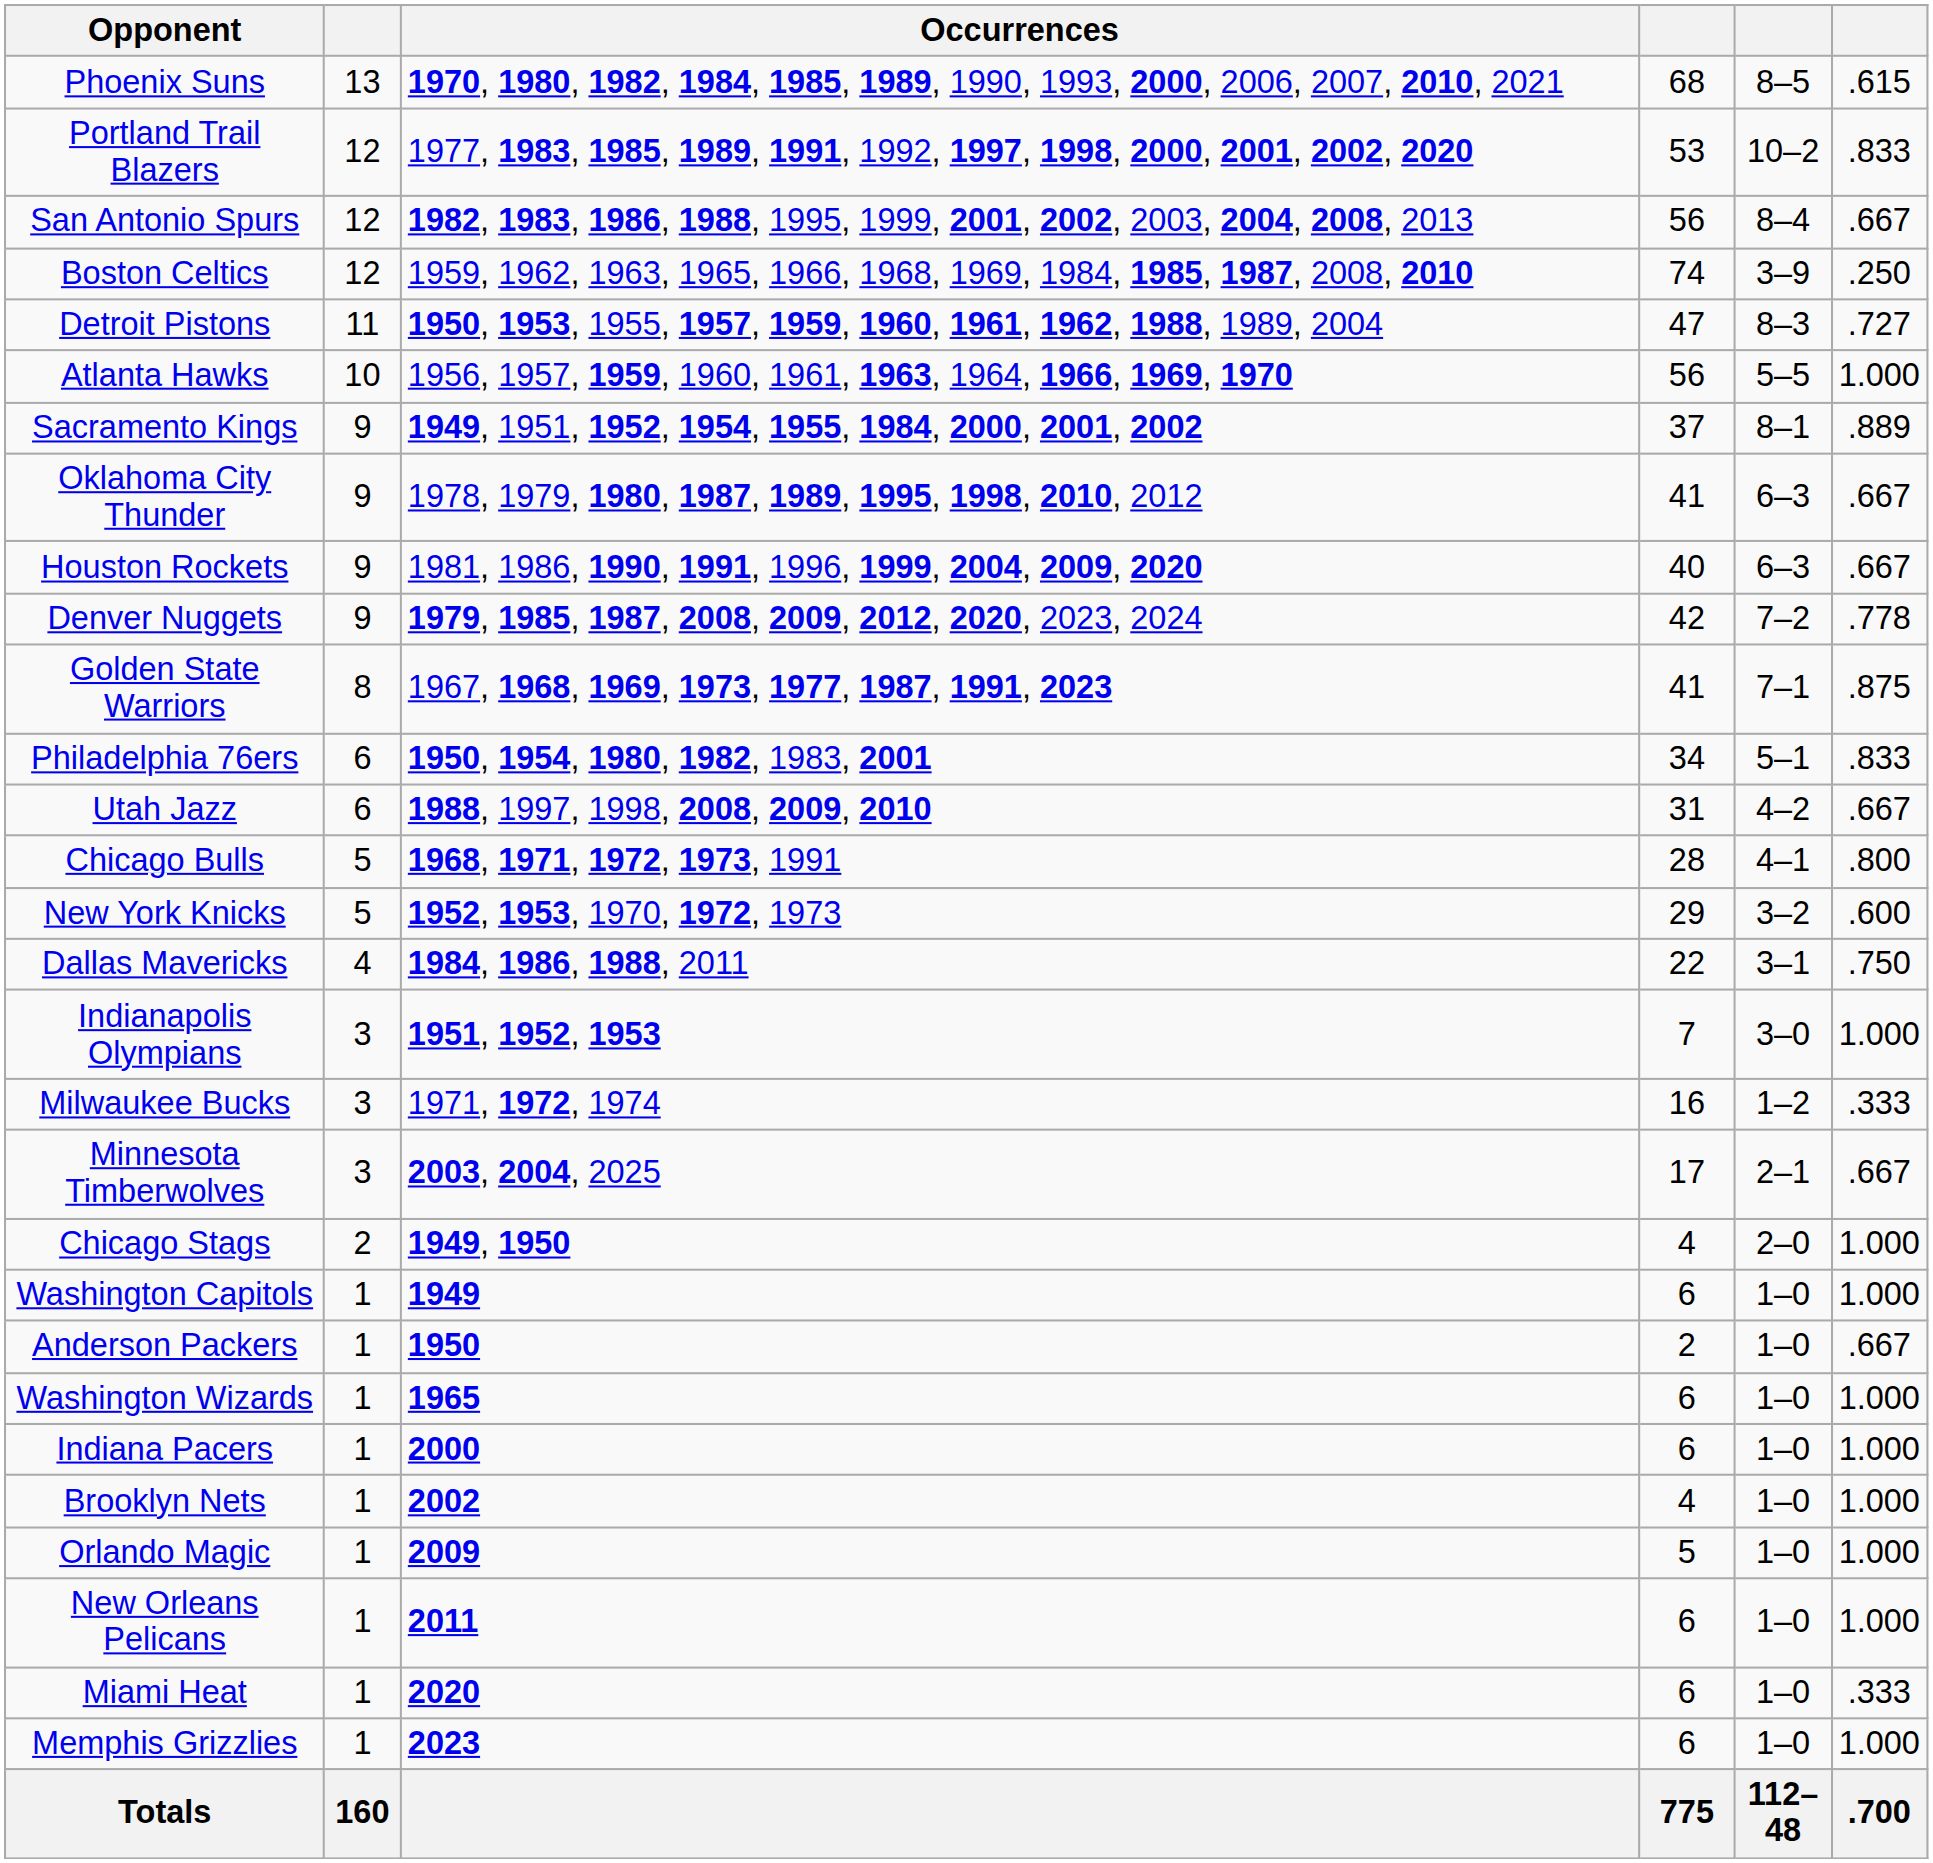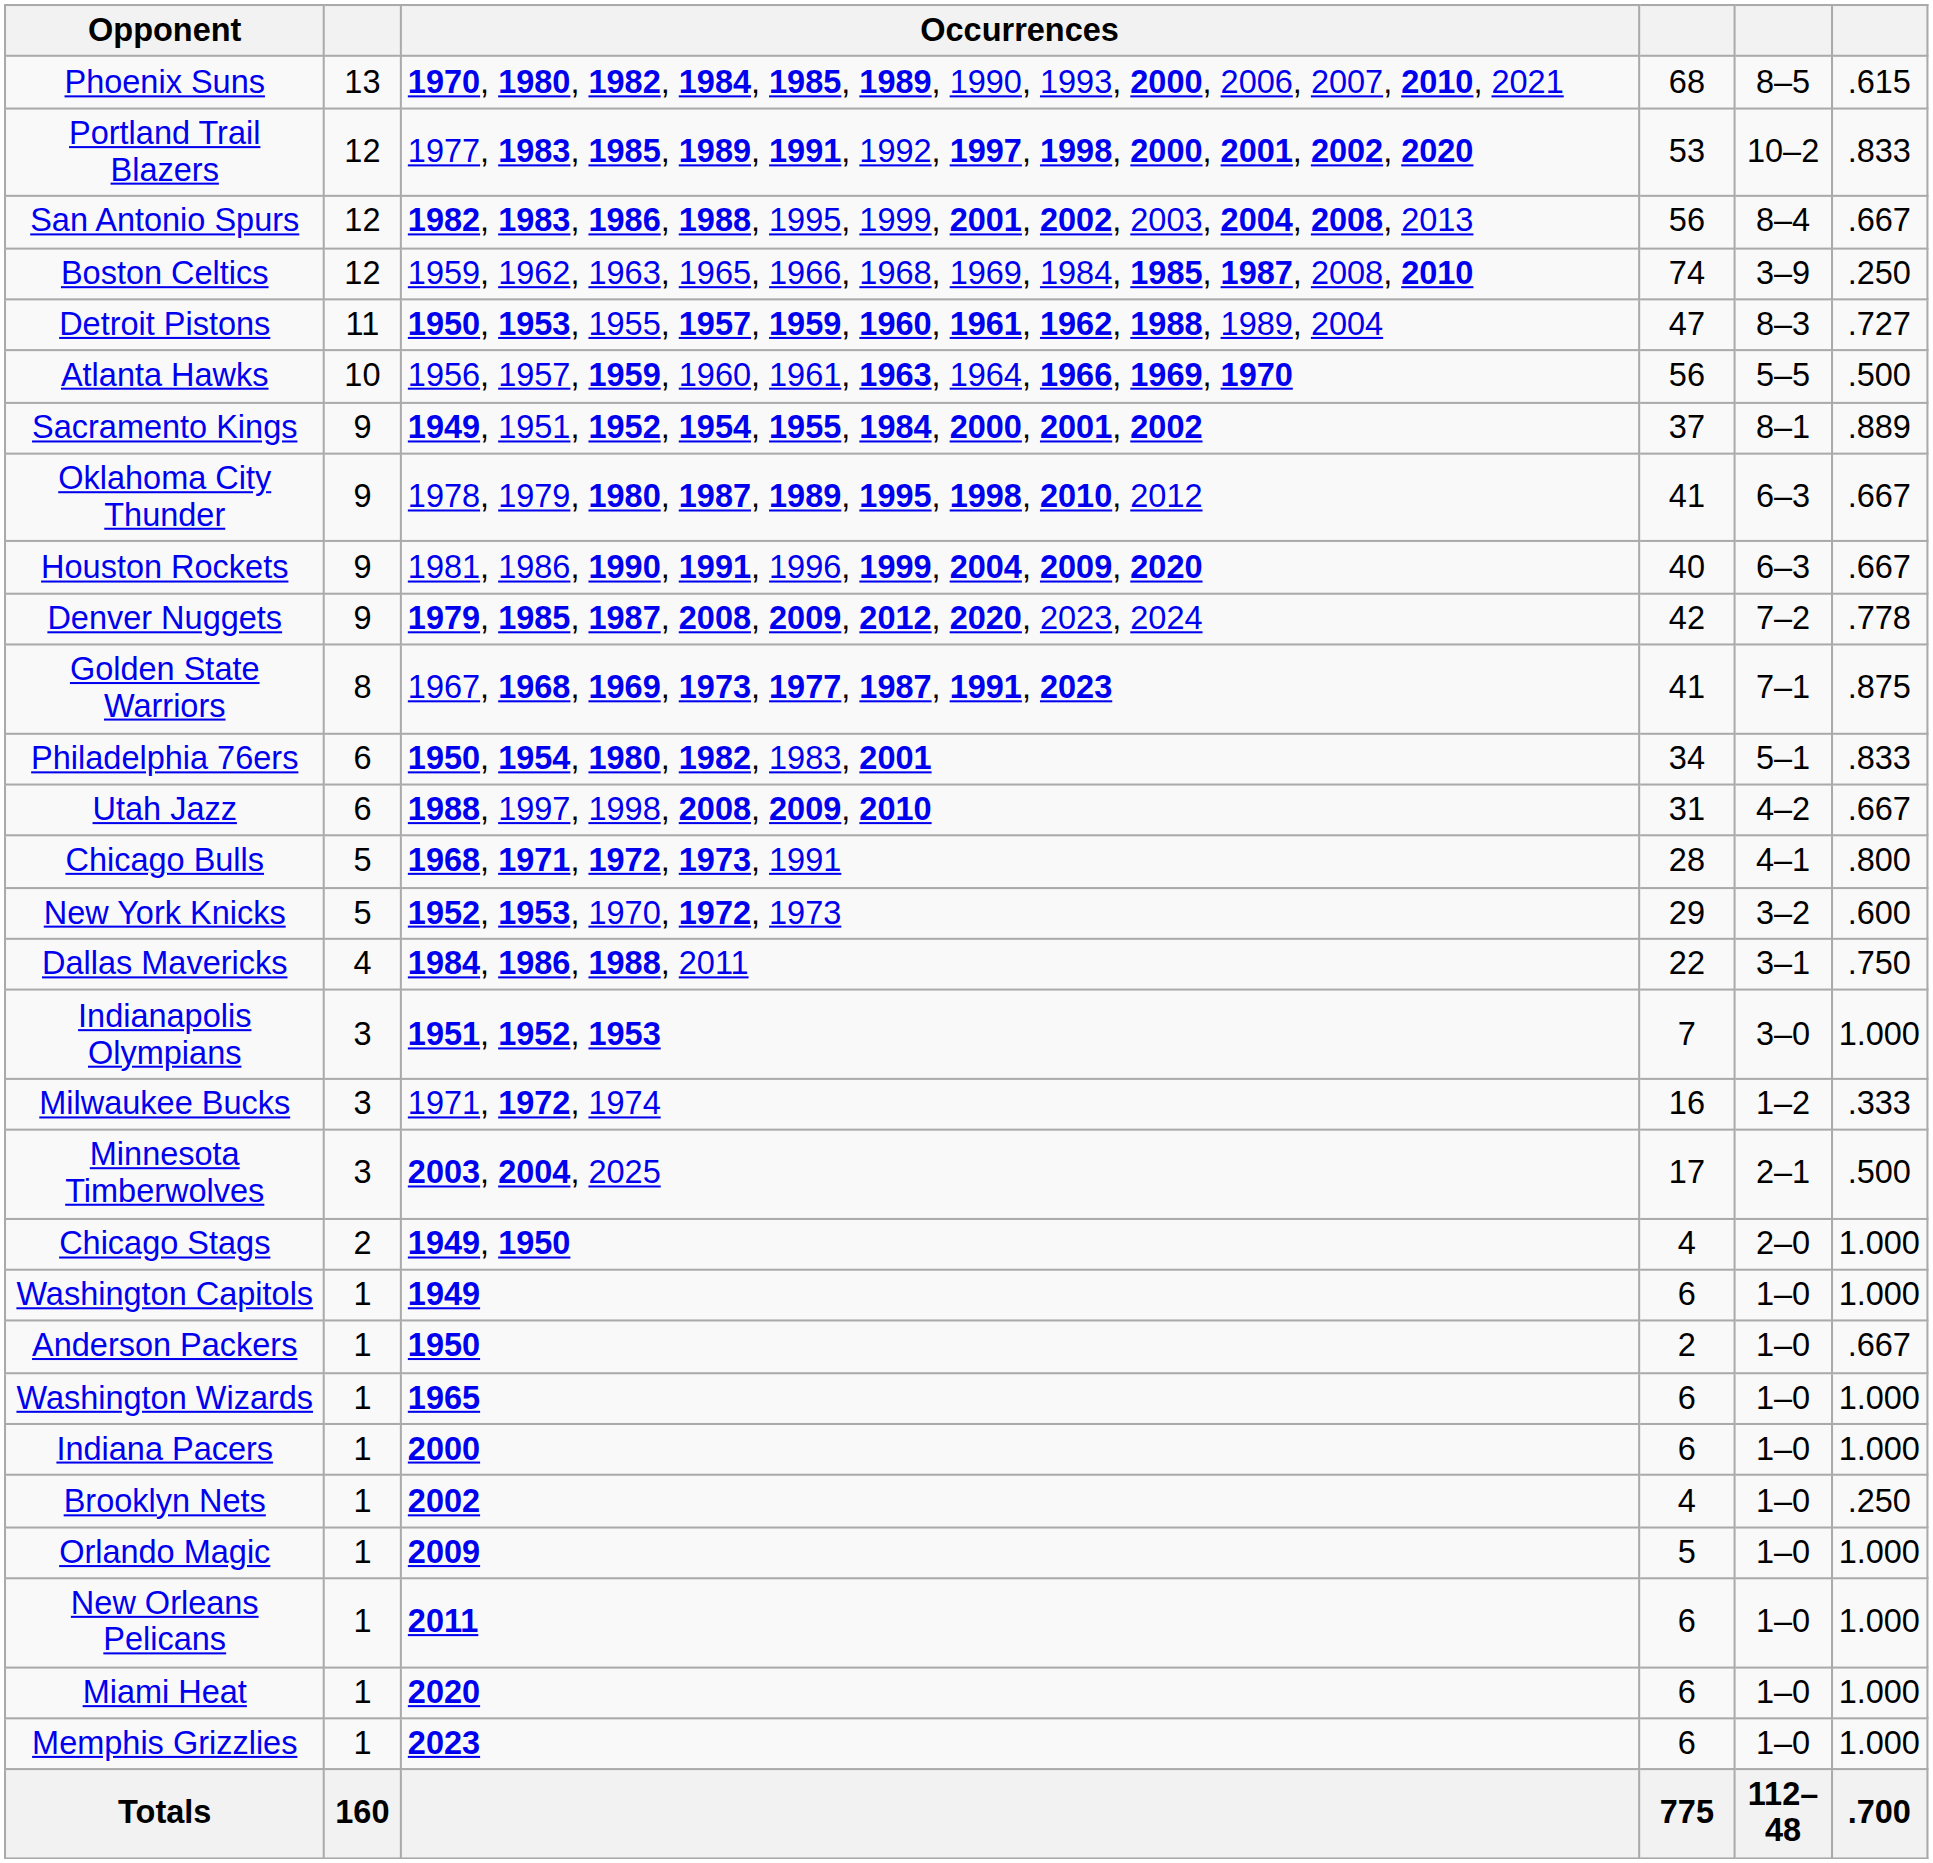(1879, 375) 1.000 -> (1879, 375) .500
(1879, 1173) .667 -> (1879, 1173) .500
(1879, 1500) 1.000 -> (1879, 1500) .250
(1879, 1691) .333 -> (1879, 1691) 1.000
